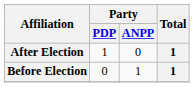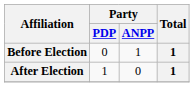rows swapped: (47, 71) <-> (47, 52)
